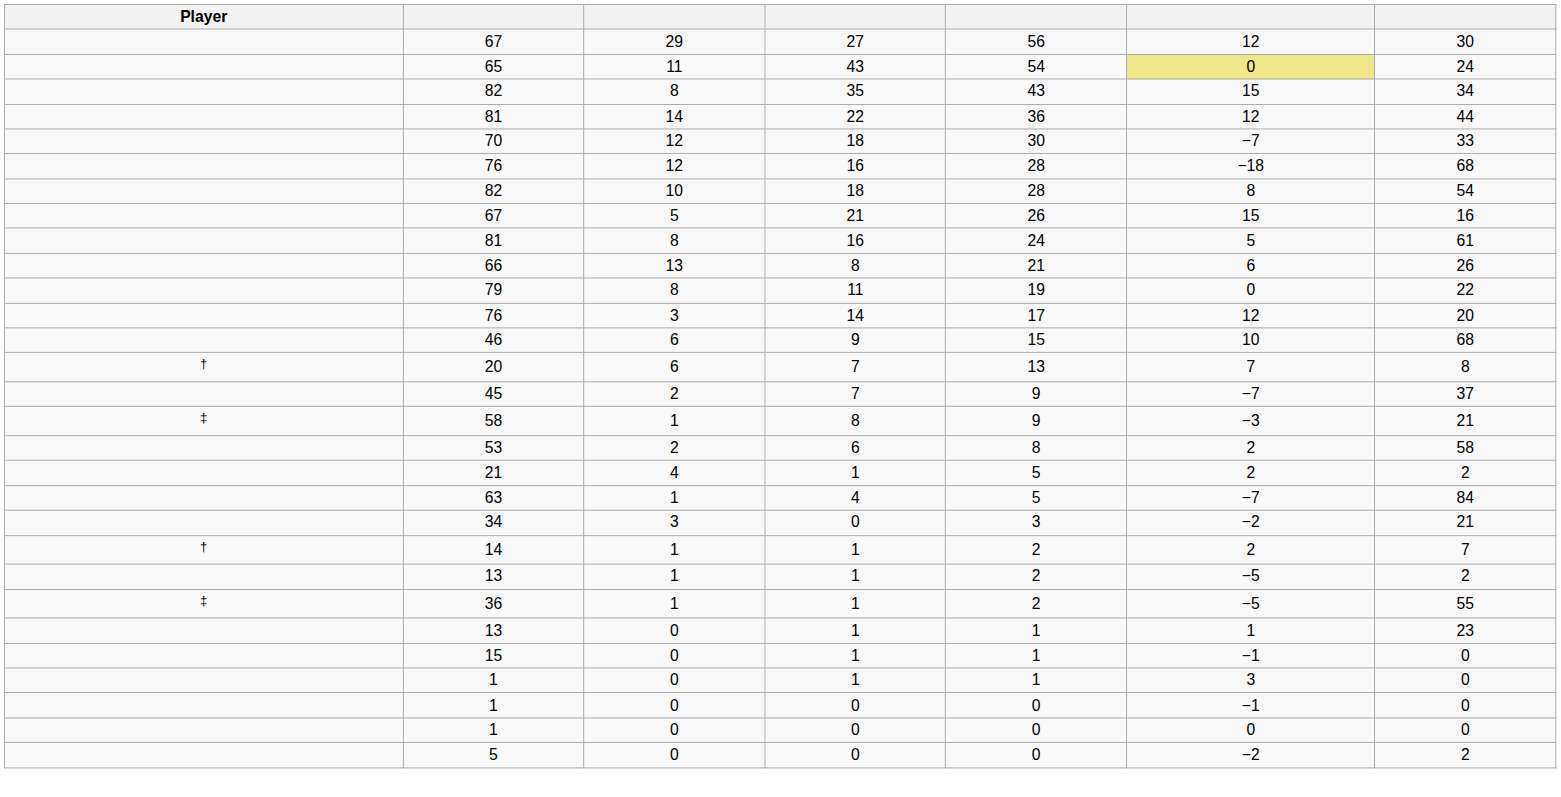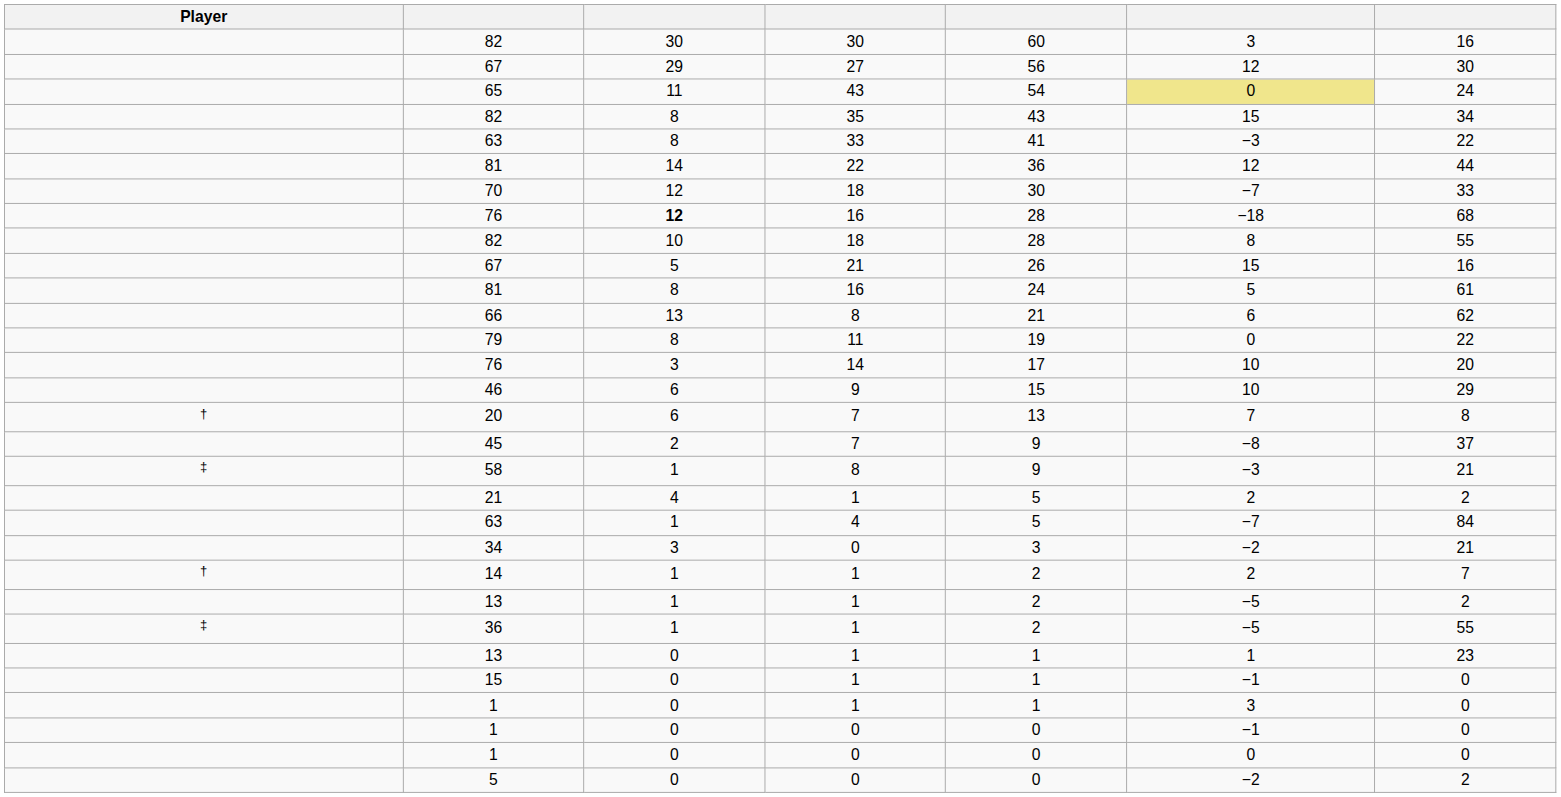+ row: (493, 41)
+ row: (493, 141)
(674, 166) normal -> (674, 215) bold
(1465, 191) 54 -> (1465, 240) 55
(1465, 265) 26 -> (1465, 315) 62
(1251, 315) 12 -> (1251, 365) 10
(1465, 340) 68 -> (1465, 389) 29
(1251, 394) −7 -> (1251, 443) −8
- row: (493, 448)
